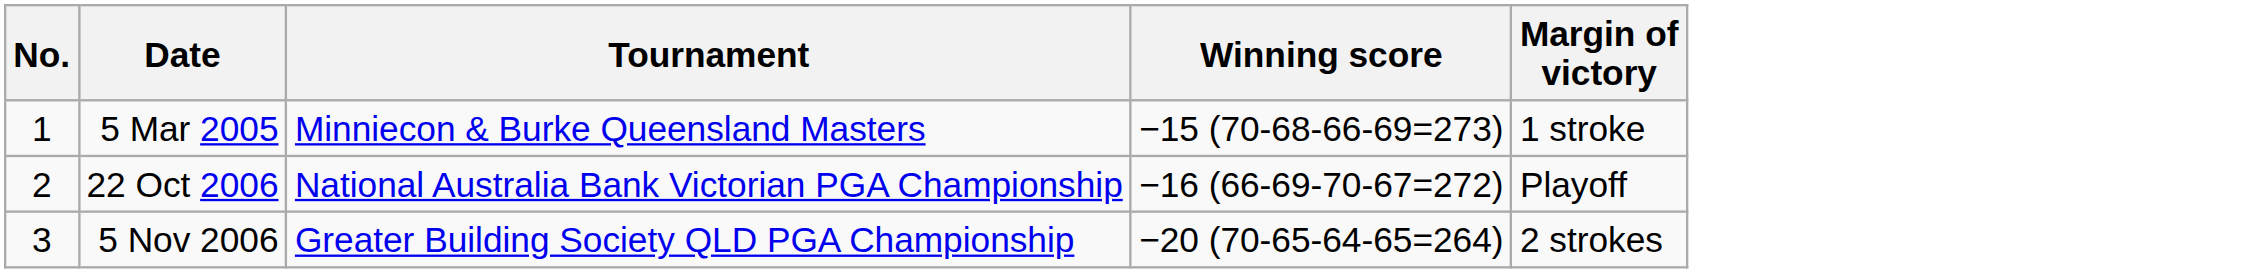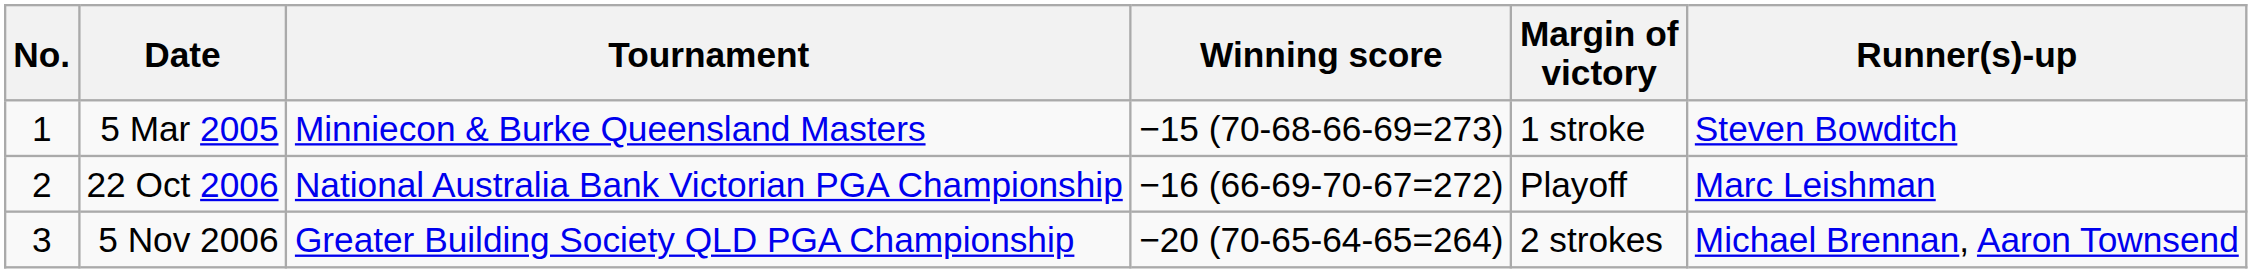+ column: (1967, 53)
